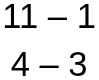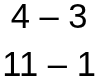rows swapped: (49, 64) <-> (49, 16)
